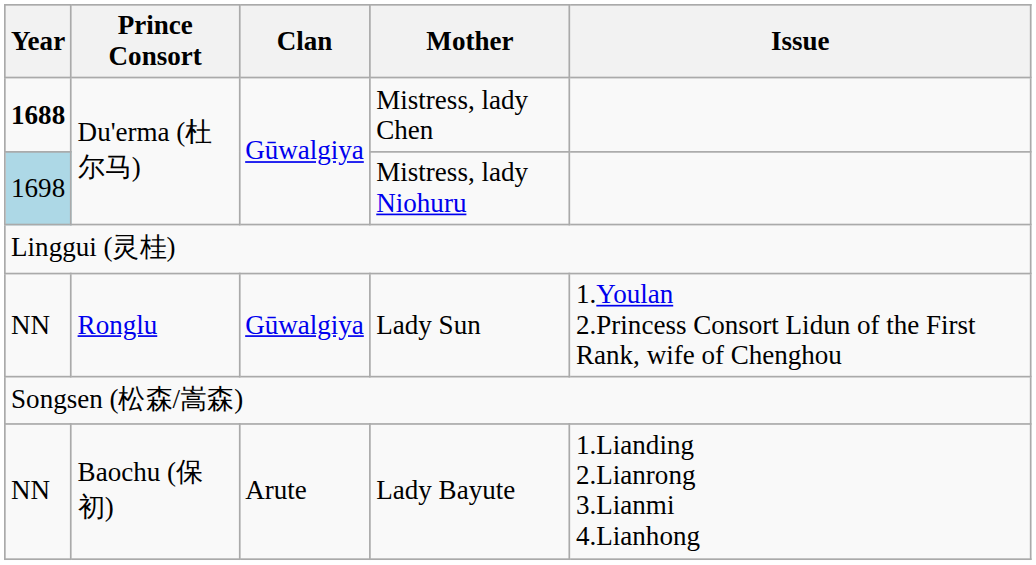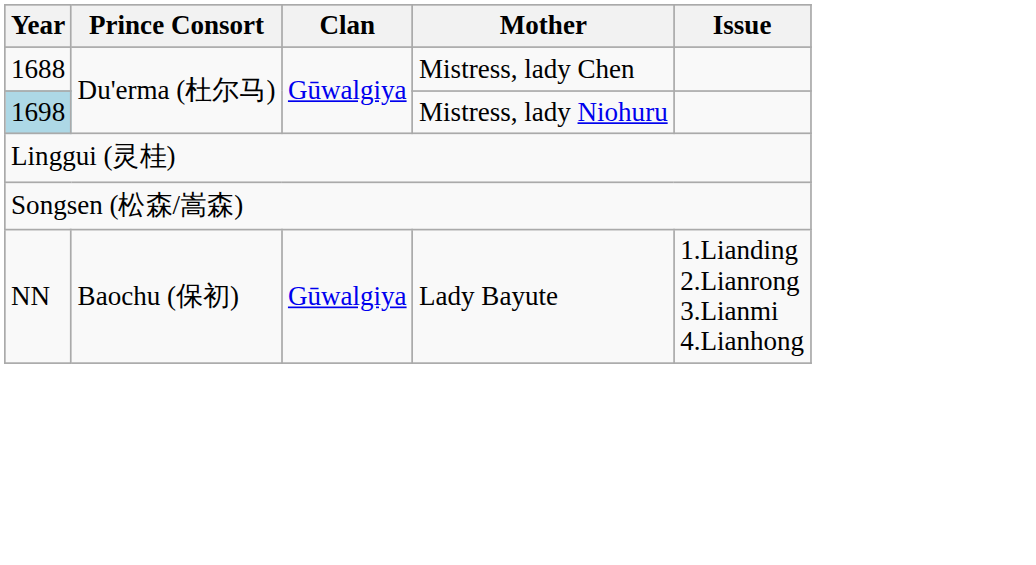(38, 114) bold -> (38, 68) normal
- row: (428, 324)
(276, 491) Arute -> (347, 296) Gūwalgiya
